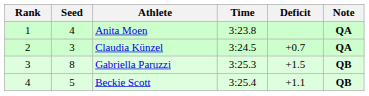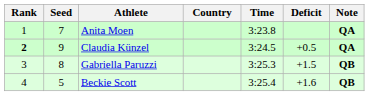+ column: (212, 13)
(72, 30) 4 -> (61, 30) 7
(28, 47) normal -> (24, 47) bold
(72, 47) 3 -> (61, 47) 9
(295, 47) +0.7 -> (306, 47) +0.5
(295, 82) +1.1 -> (306, 82) +1.6
